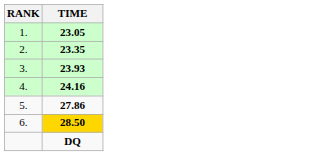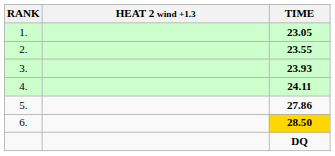+ column: (156, 14)
(73, 50) 23.35 -> (299, 50) 23.55
(73, 87) 24.16 -> (299, 87) 24.11
